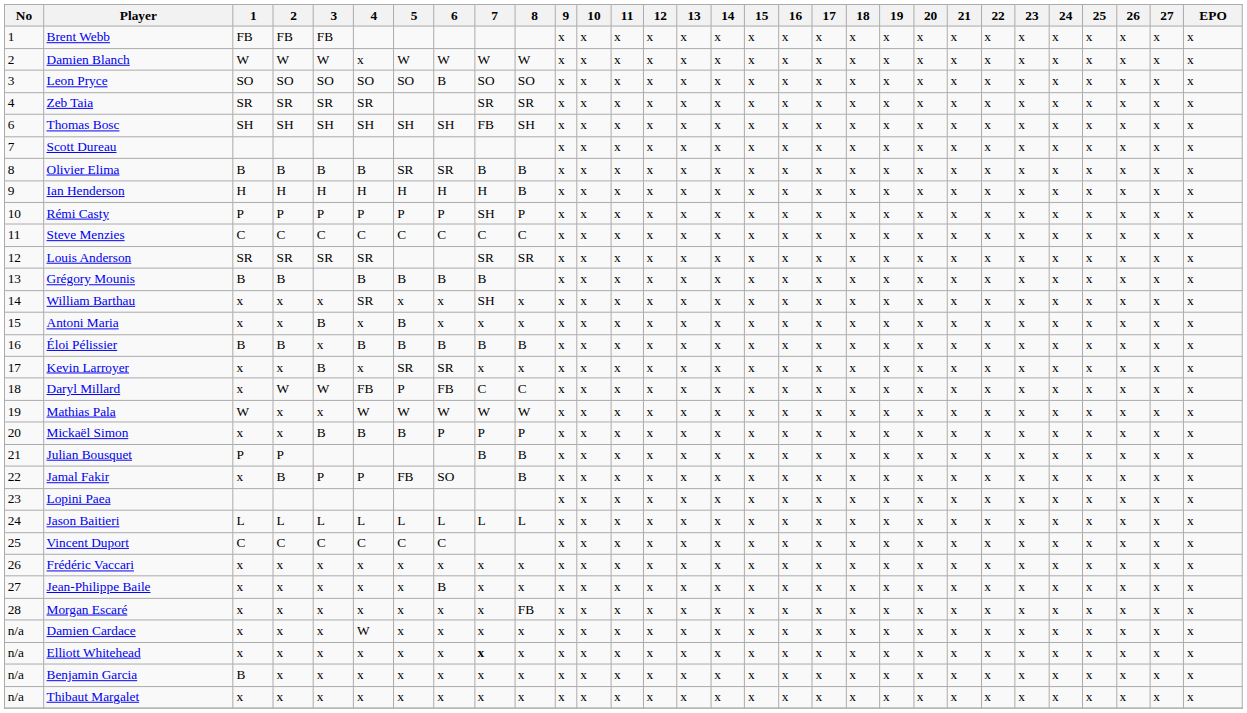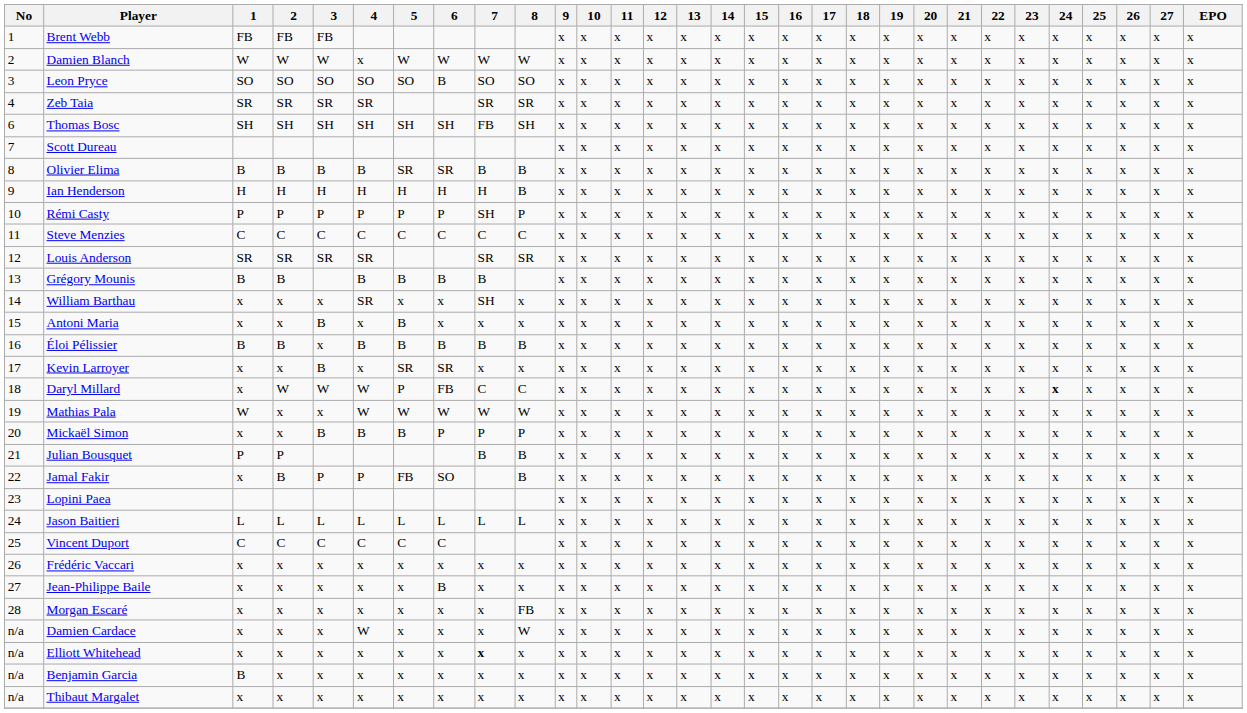(365, 388) FB -> (363, 388) W
(1055, 388) normal -> (1055, 388) bold
(521, 630) x -> (524, 630) W
